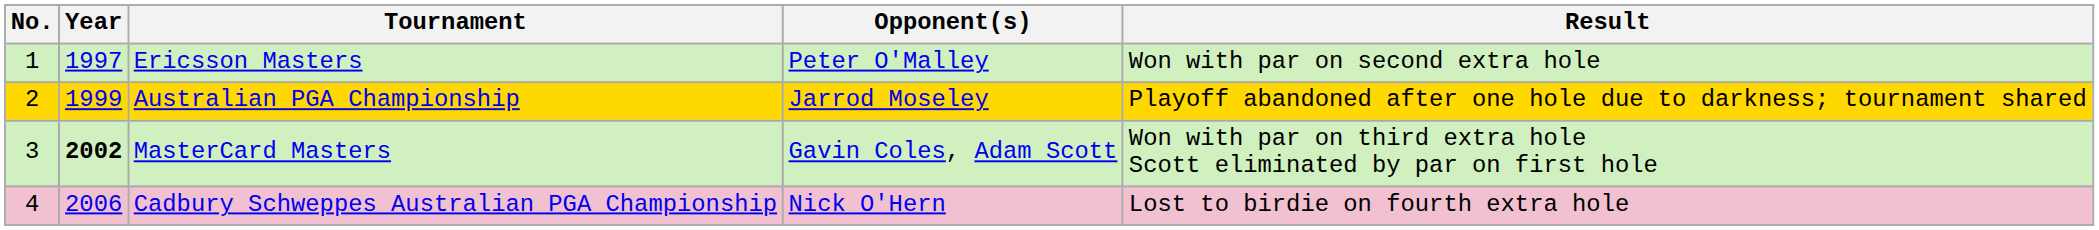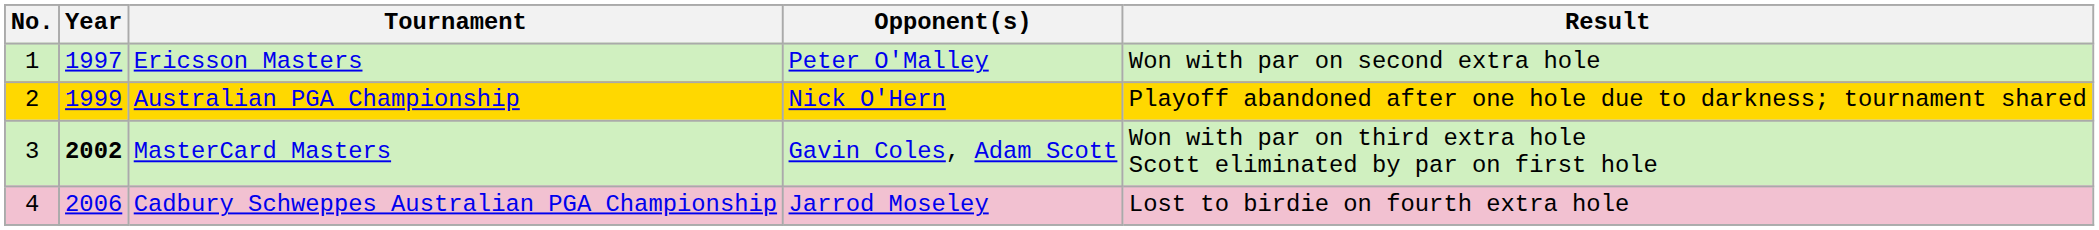(889, 102) Jarrod Moseley -> (867, 102) Nick O'Hern
(867, 205) Nick O'Hern -> (889, 205) Jarrod Moseley
